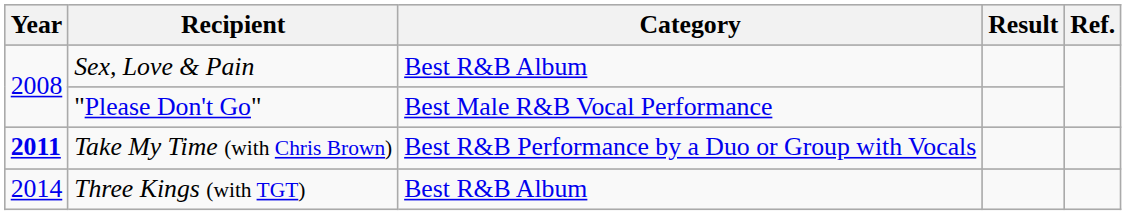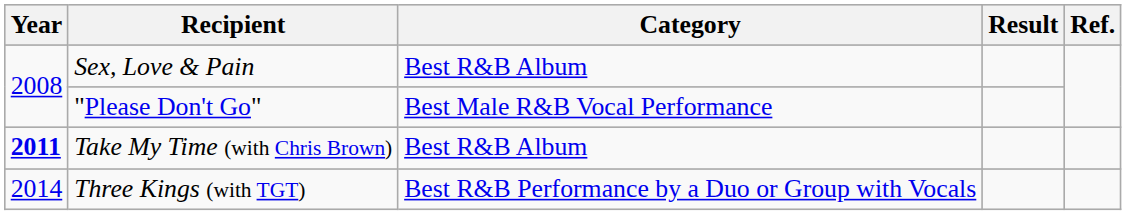(690, 147) Best R&B Performance by a Duo or Group with Vocals -> (496, 147) Best R&B Album
(496, 188) Best R&B Album -> (690, 188) Best R&B Performance by a Duo or Group with Vocals
